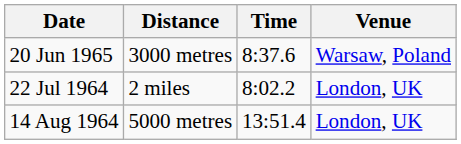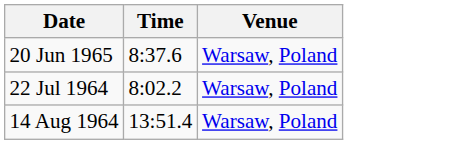- column: (180, 21)
(369, 88) London, UK -> (270, 88) Warsaw, Poland
(369, 121) London, UK -> (270, 121) Warsaw, Poland
